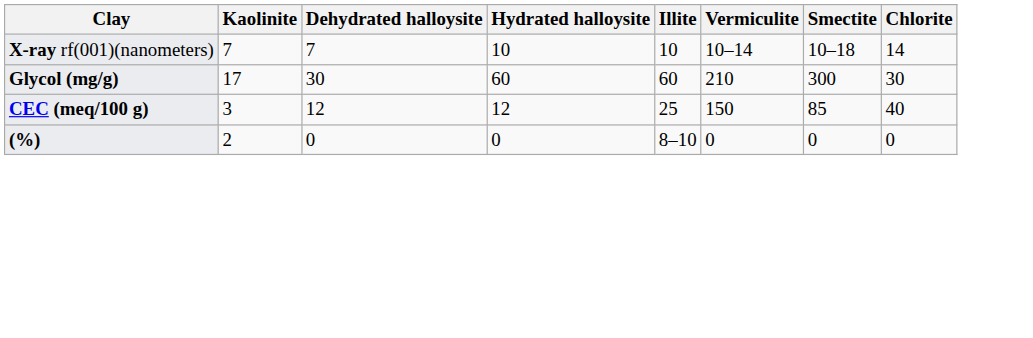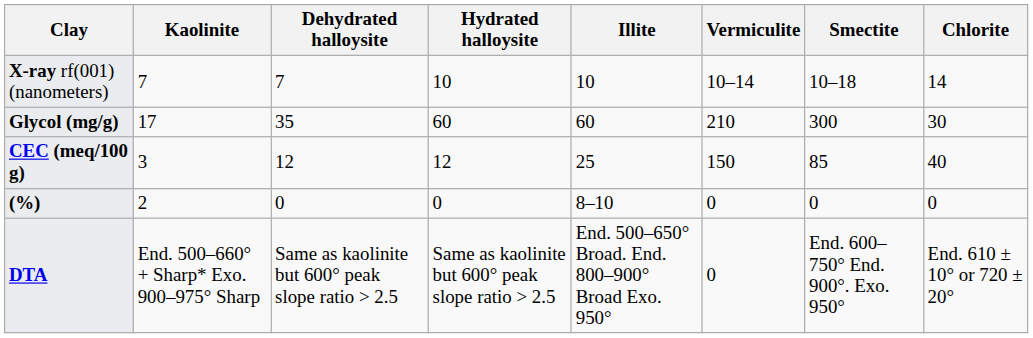(315, 79) 30 -> (285, 121) 35
+ row: (28, 275)
